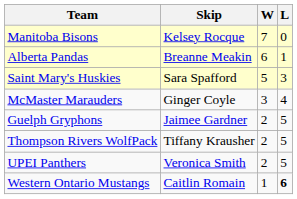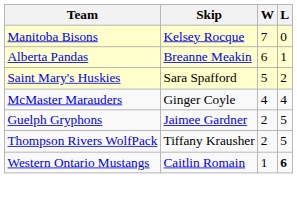(283, 78) 3 -> (283, 78) 2
(264, 99) 3 -> (264, 99) 4
- row: (47, 162)
